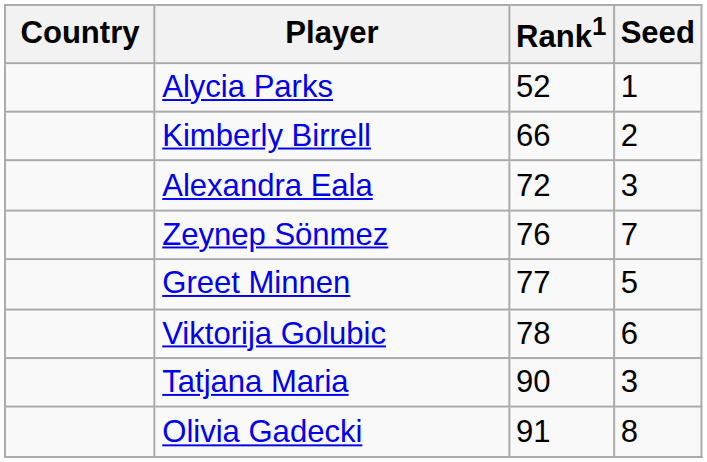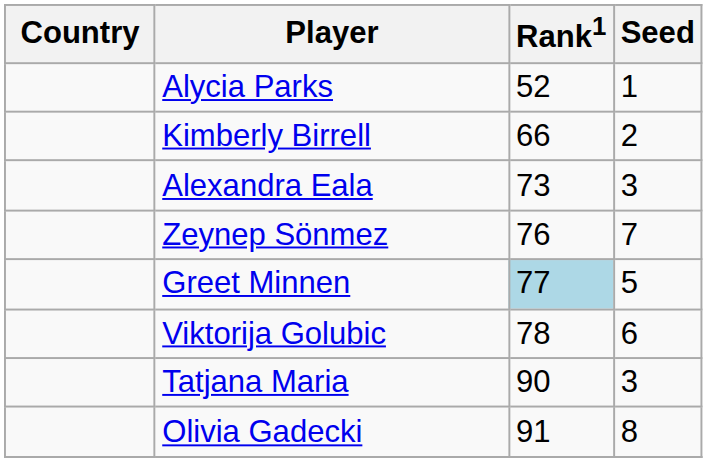(533, 185) 72 -> (533, 185) 73
(533, 283) no background -> (533, 283) lightblue background
